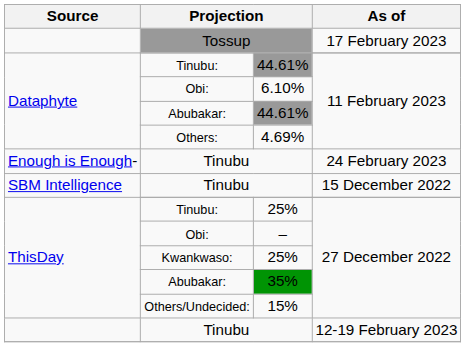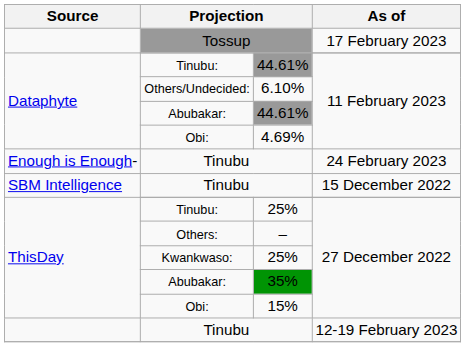(197, 89) Obi: -> (197, 89) Others/Undecided:
(197, 138) Others: -> (197, 138) Obi:
(197, 234) Obi: -> (197, 234) Others:
(197, 306) Others/Undecided: -> (197, 306) Obi:
